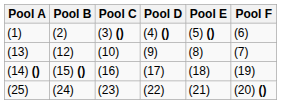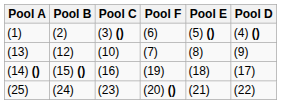columns swapped: (163, 14) <-> (254, 14)
